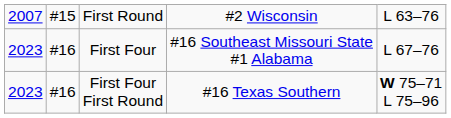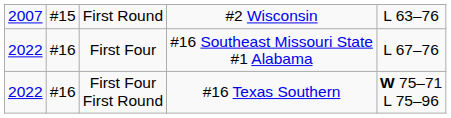(25, 50) 2023 -> (25, 50) 2022
(25, 92) 2023 -> (25, 92) 2022
